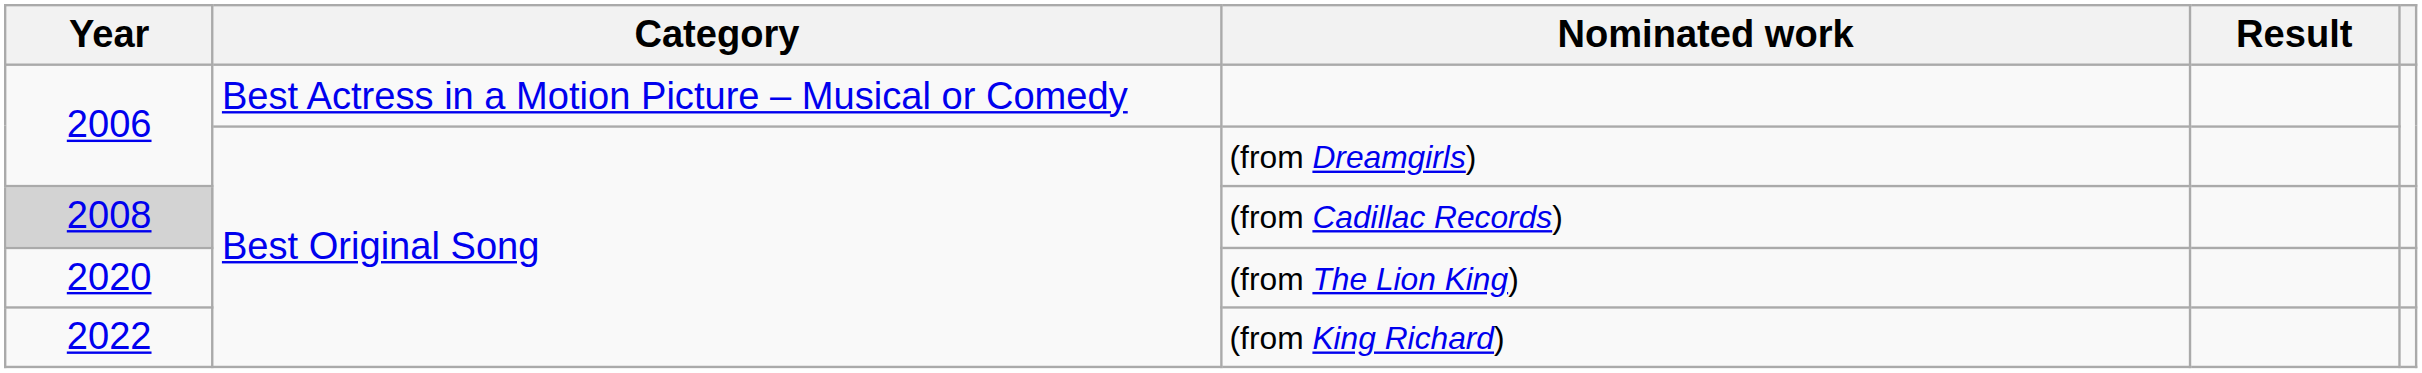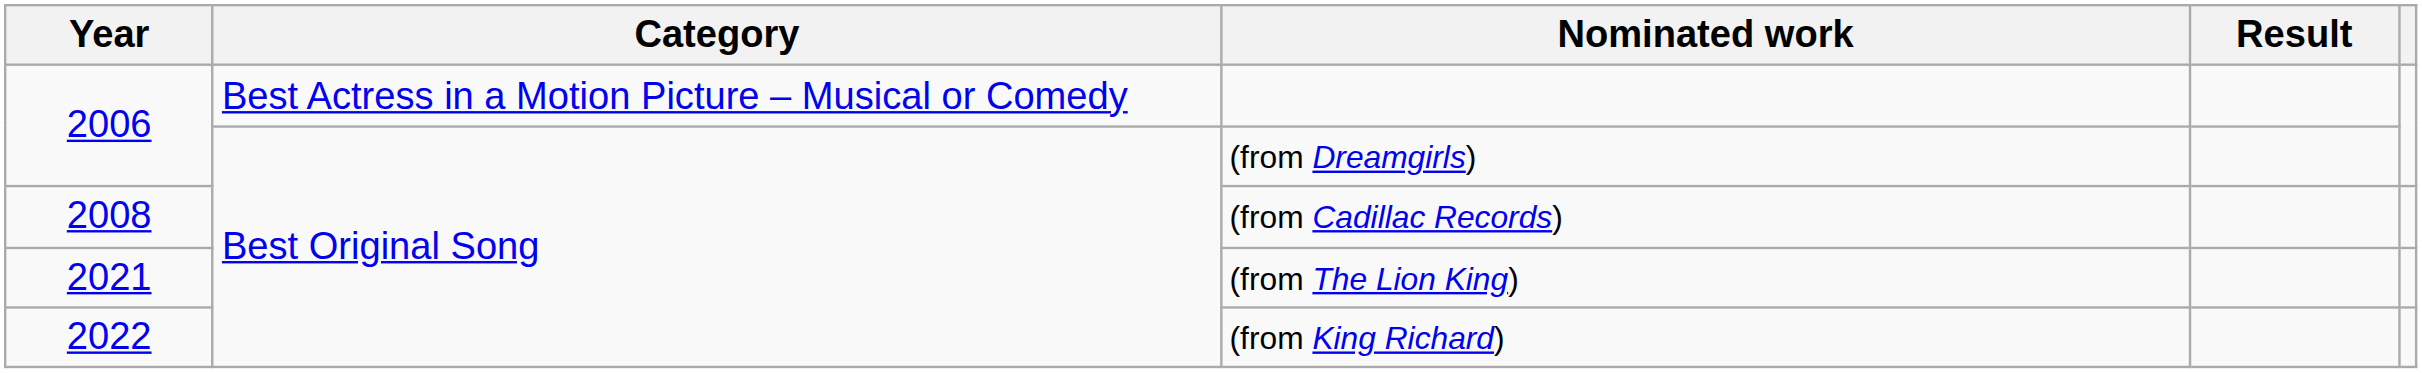(109, 215) lightgrey background -> (109, 215) no background
(109, 276) 2020 -> (109, 276) 2021
